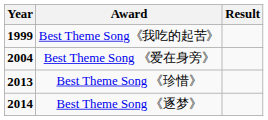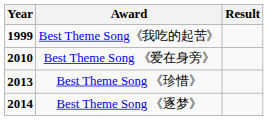(20, 58) 2004 -> (20, 58) 2010
